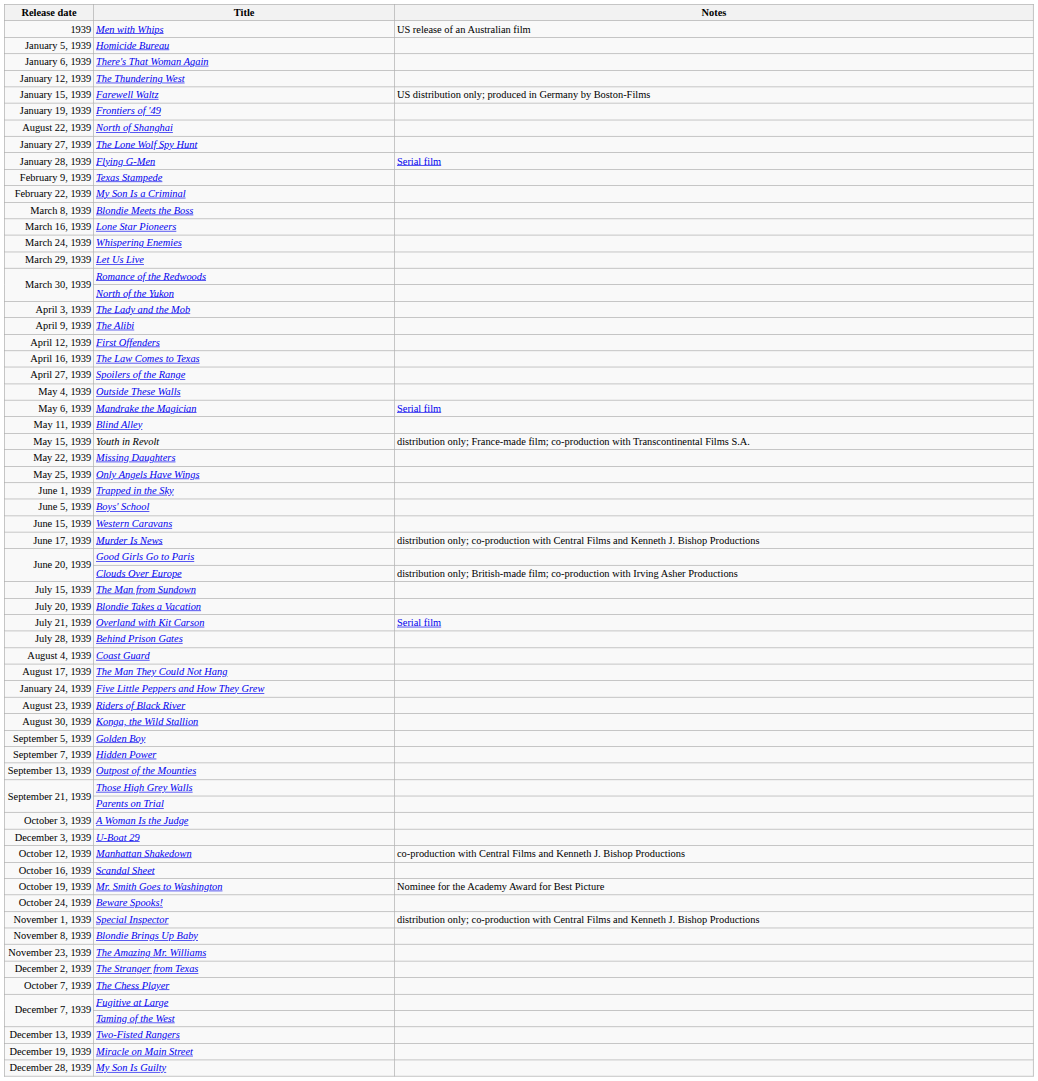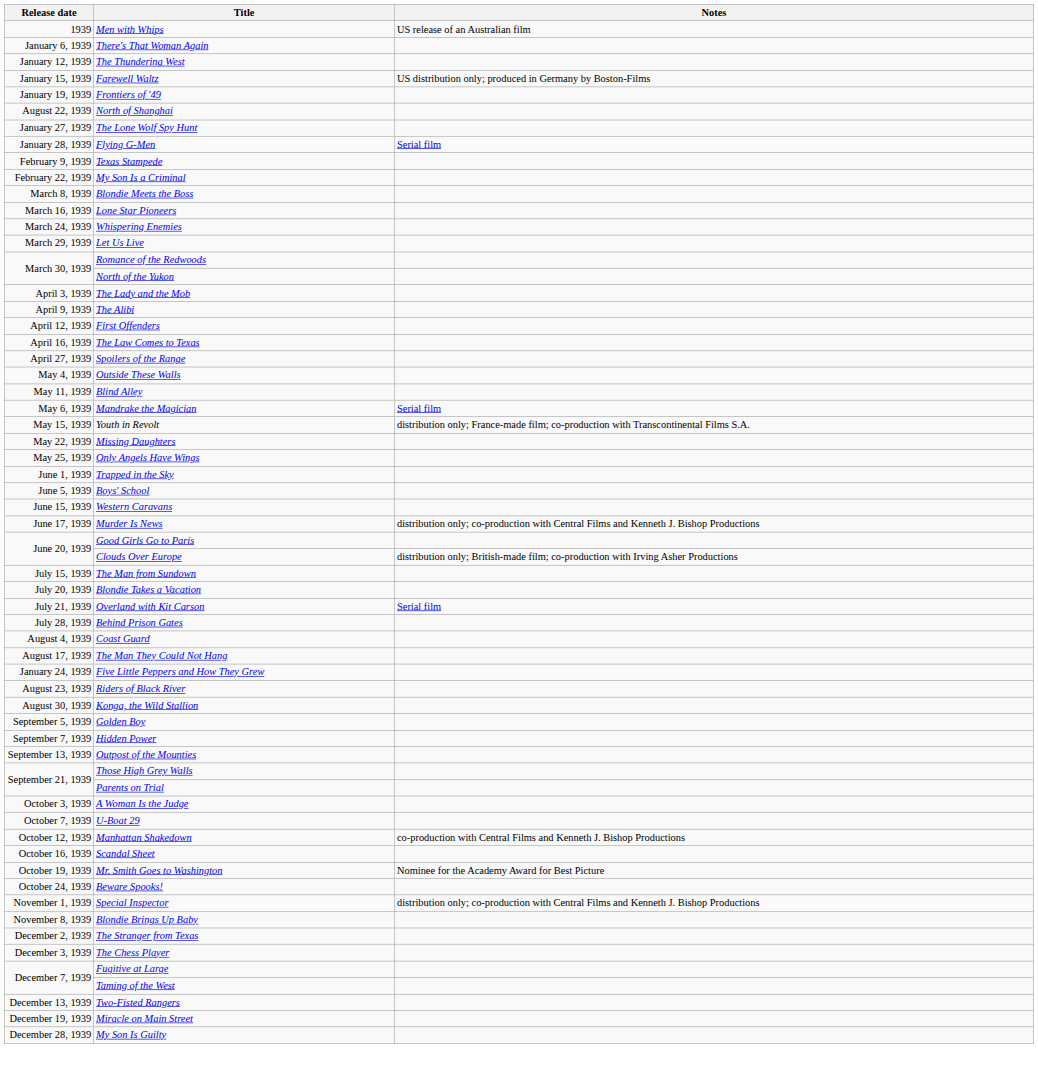- row: (133, 45)
rows swapped: (146, 408) <-> (119, 425)
(53, 837) December 3, 1939 -> (58, 820) October 7, 1939
- row: (151, 952)
(58, 985) October 7, 1939 -> (53, 952) December 3, 1939
